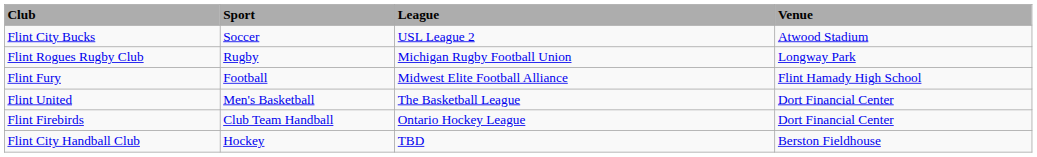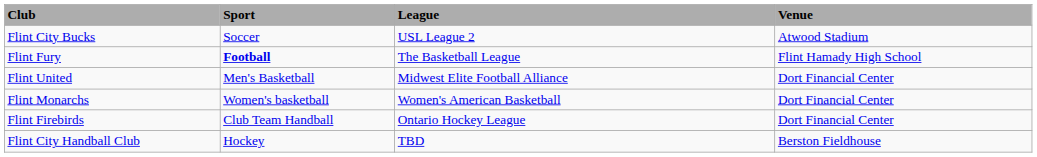- row: (76, 57)
(245, 78) normal -> (247, 57) bold
(483, 78) Midwest Elite Football Alliance -> (459, 57) The Basketball League
(459, 99) The Basketball League -> (483, 78) Midwest Elite Football Alliance
+ row: (48, 99)
